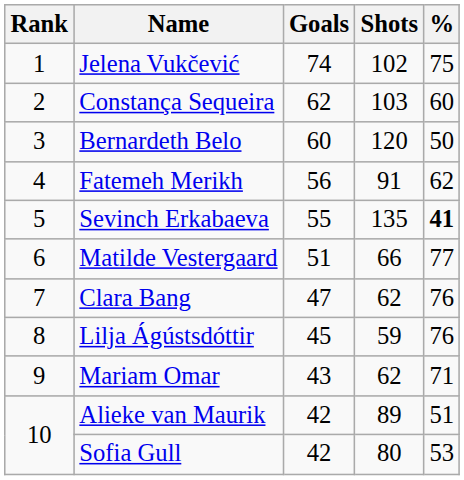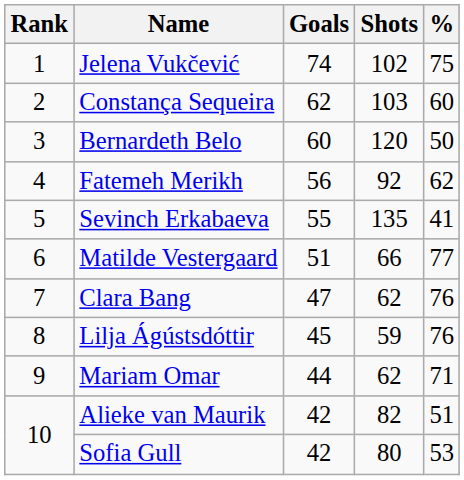(389, 180) 91 -> (389, 180) 92
(442, 219) bold -> (442, 219) normal
(319, 375) 43 -> (319, 375) 44
(389, 414) 89 -> (389, 414) 82
